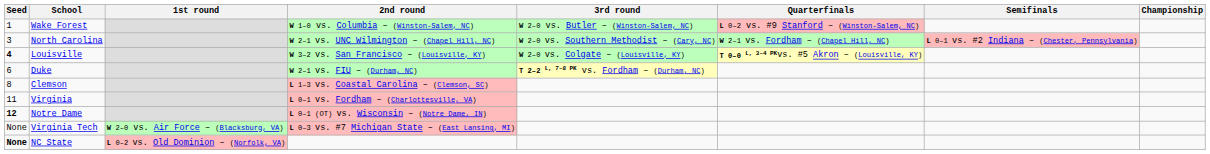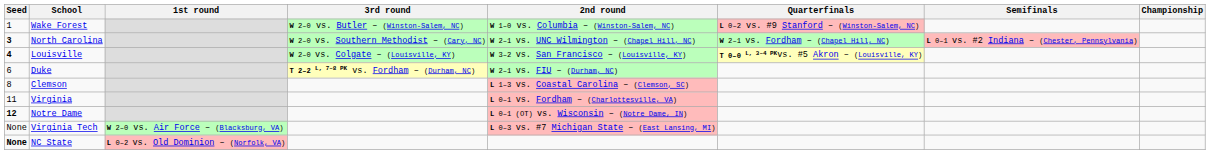columns swapped: (402, 11) <-> (617, 11)
(9, 40) normal -> (9, 40) bold
